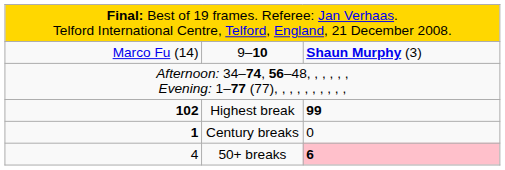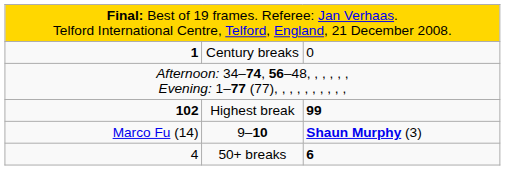rows swapped: (252, 52) <-> (252, 133)
(310, 154) pink background -> (310, 154) no background
